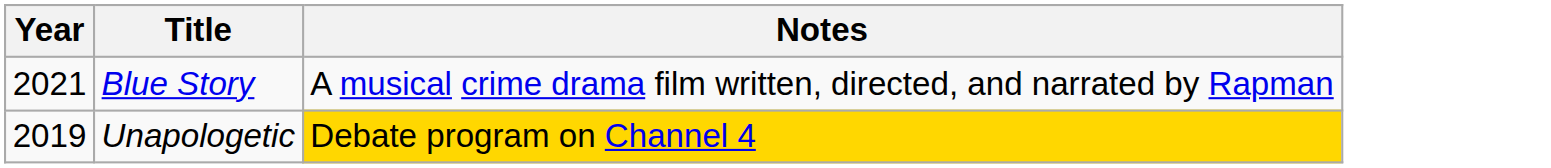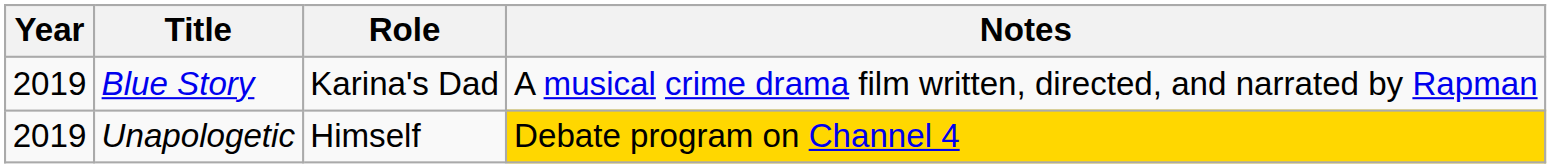+ column: (405, 30)
(50, 83) 2021 -> (50, 83) 2019
